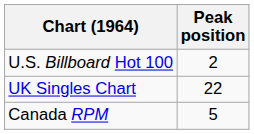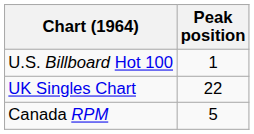(213, 62) 2 -> (213, 62) 1
